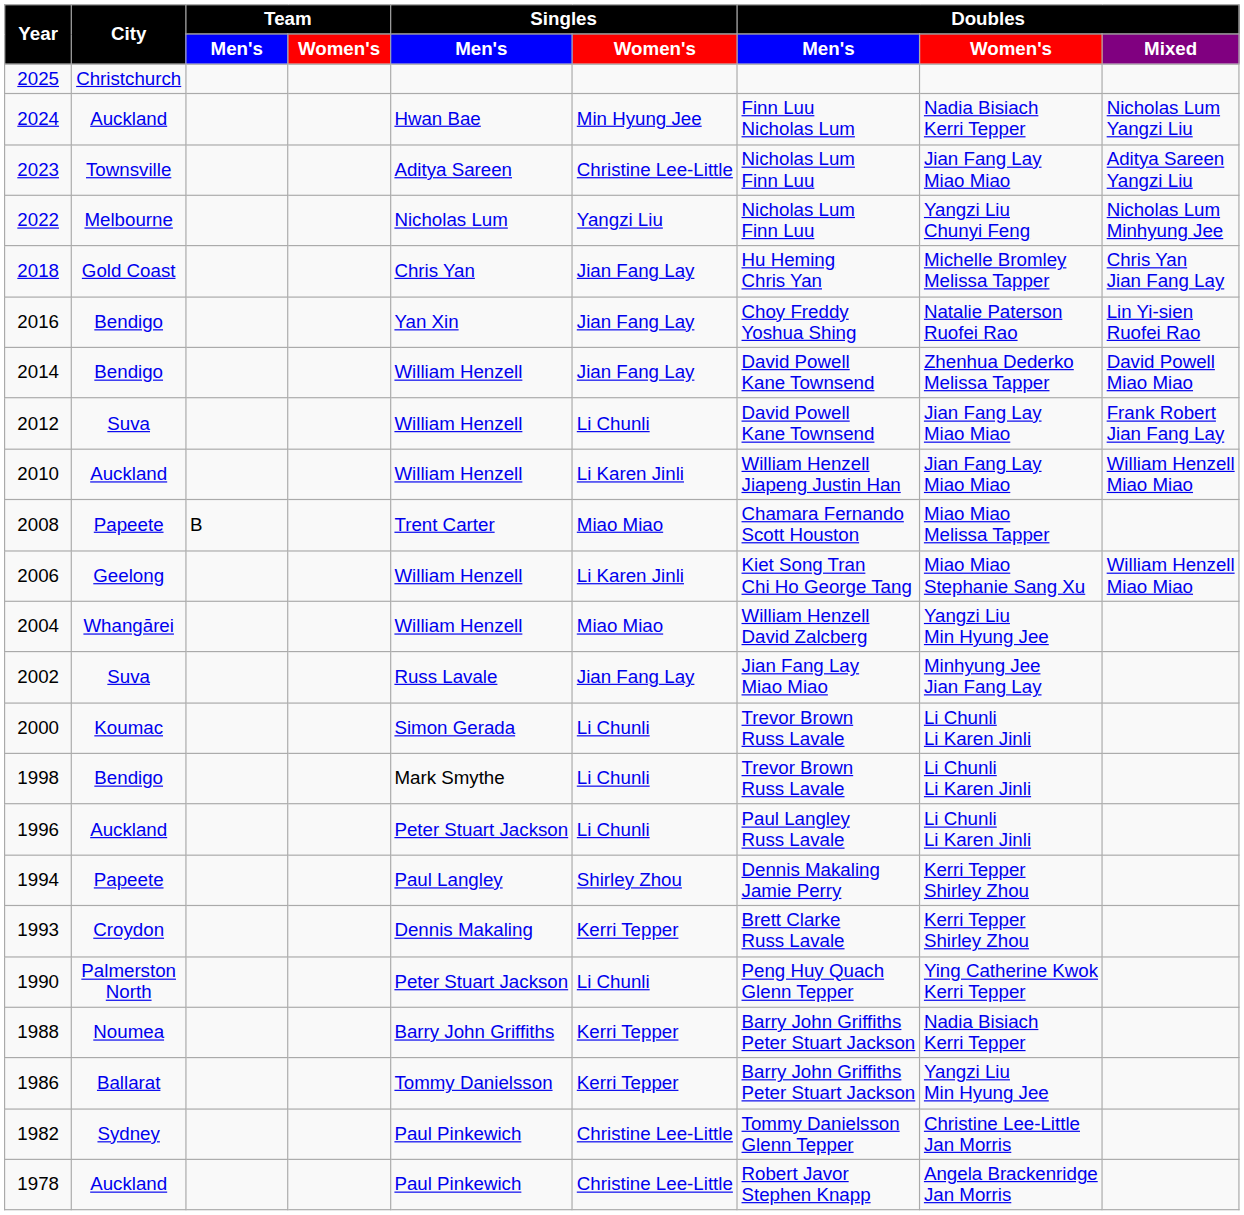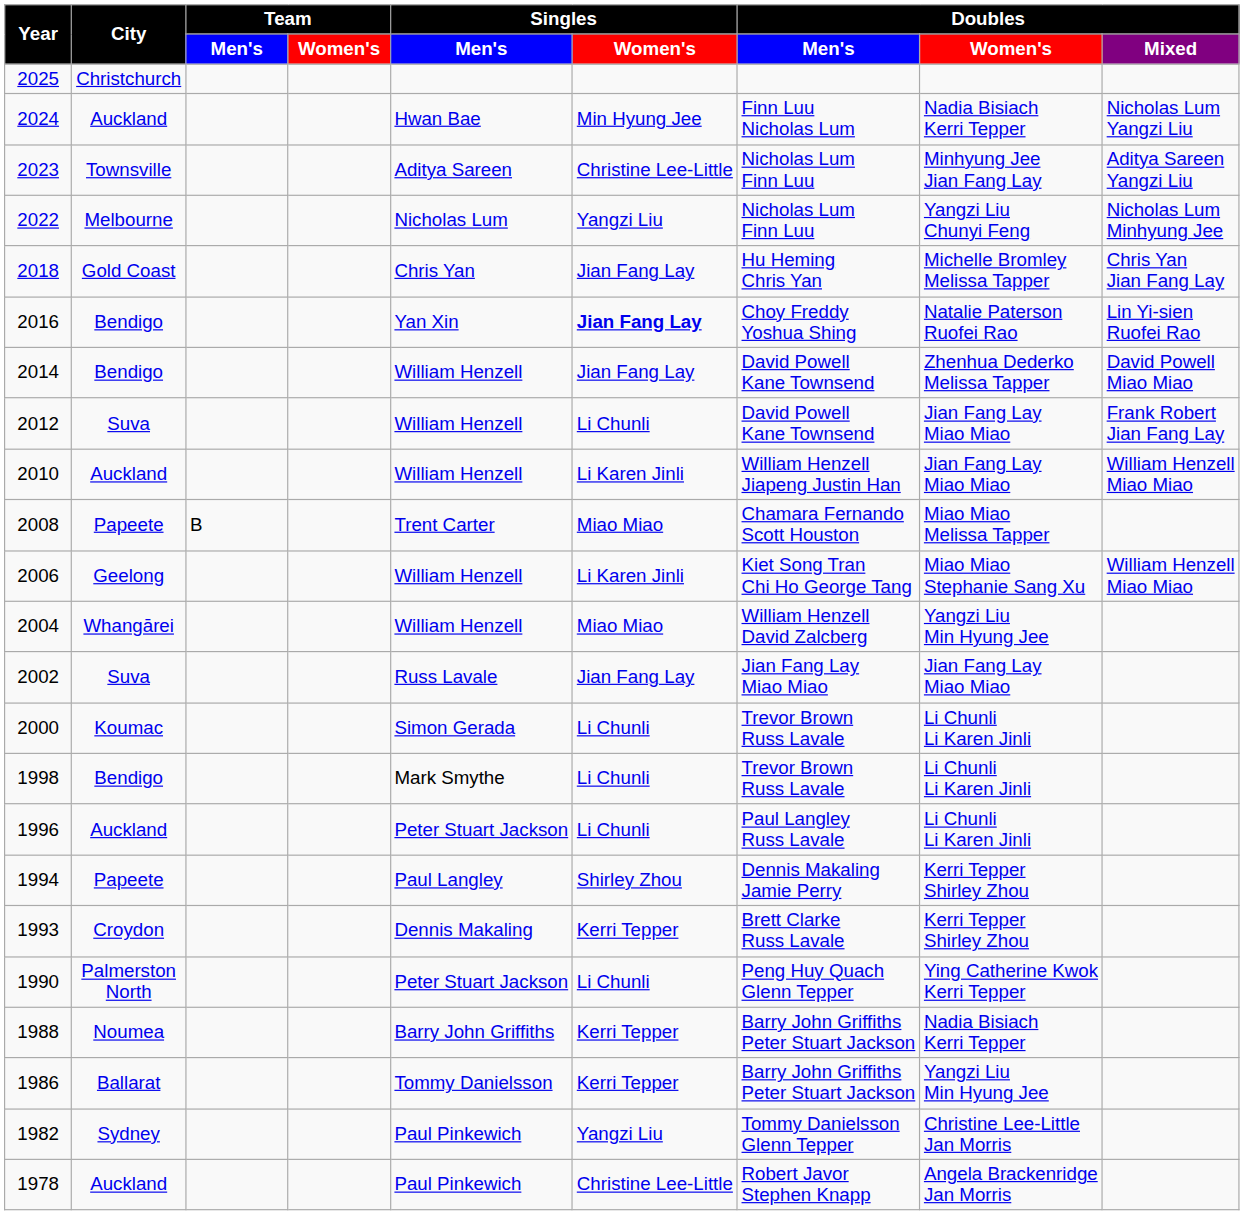(983, 169) Jian Fang Lay Miao Miao -> (983, 169) Minhyung Jee Jian Fang Lay
(636, 321) normal -> (639, 321) bold
(983, 677) Minhyung Jee Jian Fang Lay -> (983, 677) Jian Fang Lay Miao Miao
(655, 1133) Christine Lee-Little -> (620, 1133) Yangzi Liu
